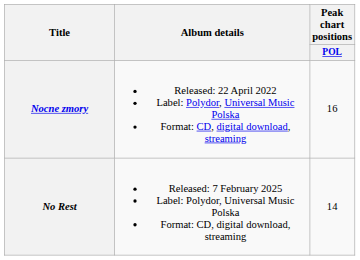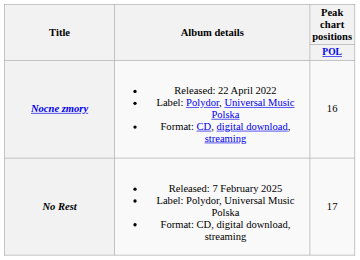(332, 206) 14 -> (332, 206) 17
